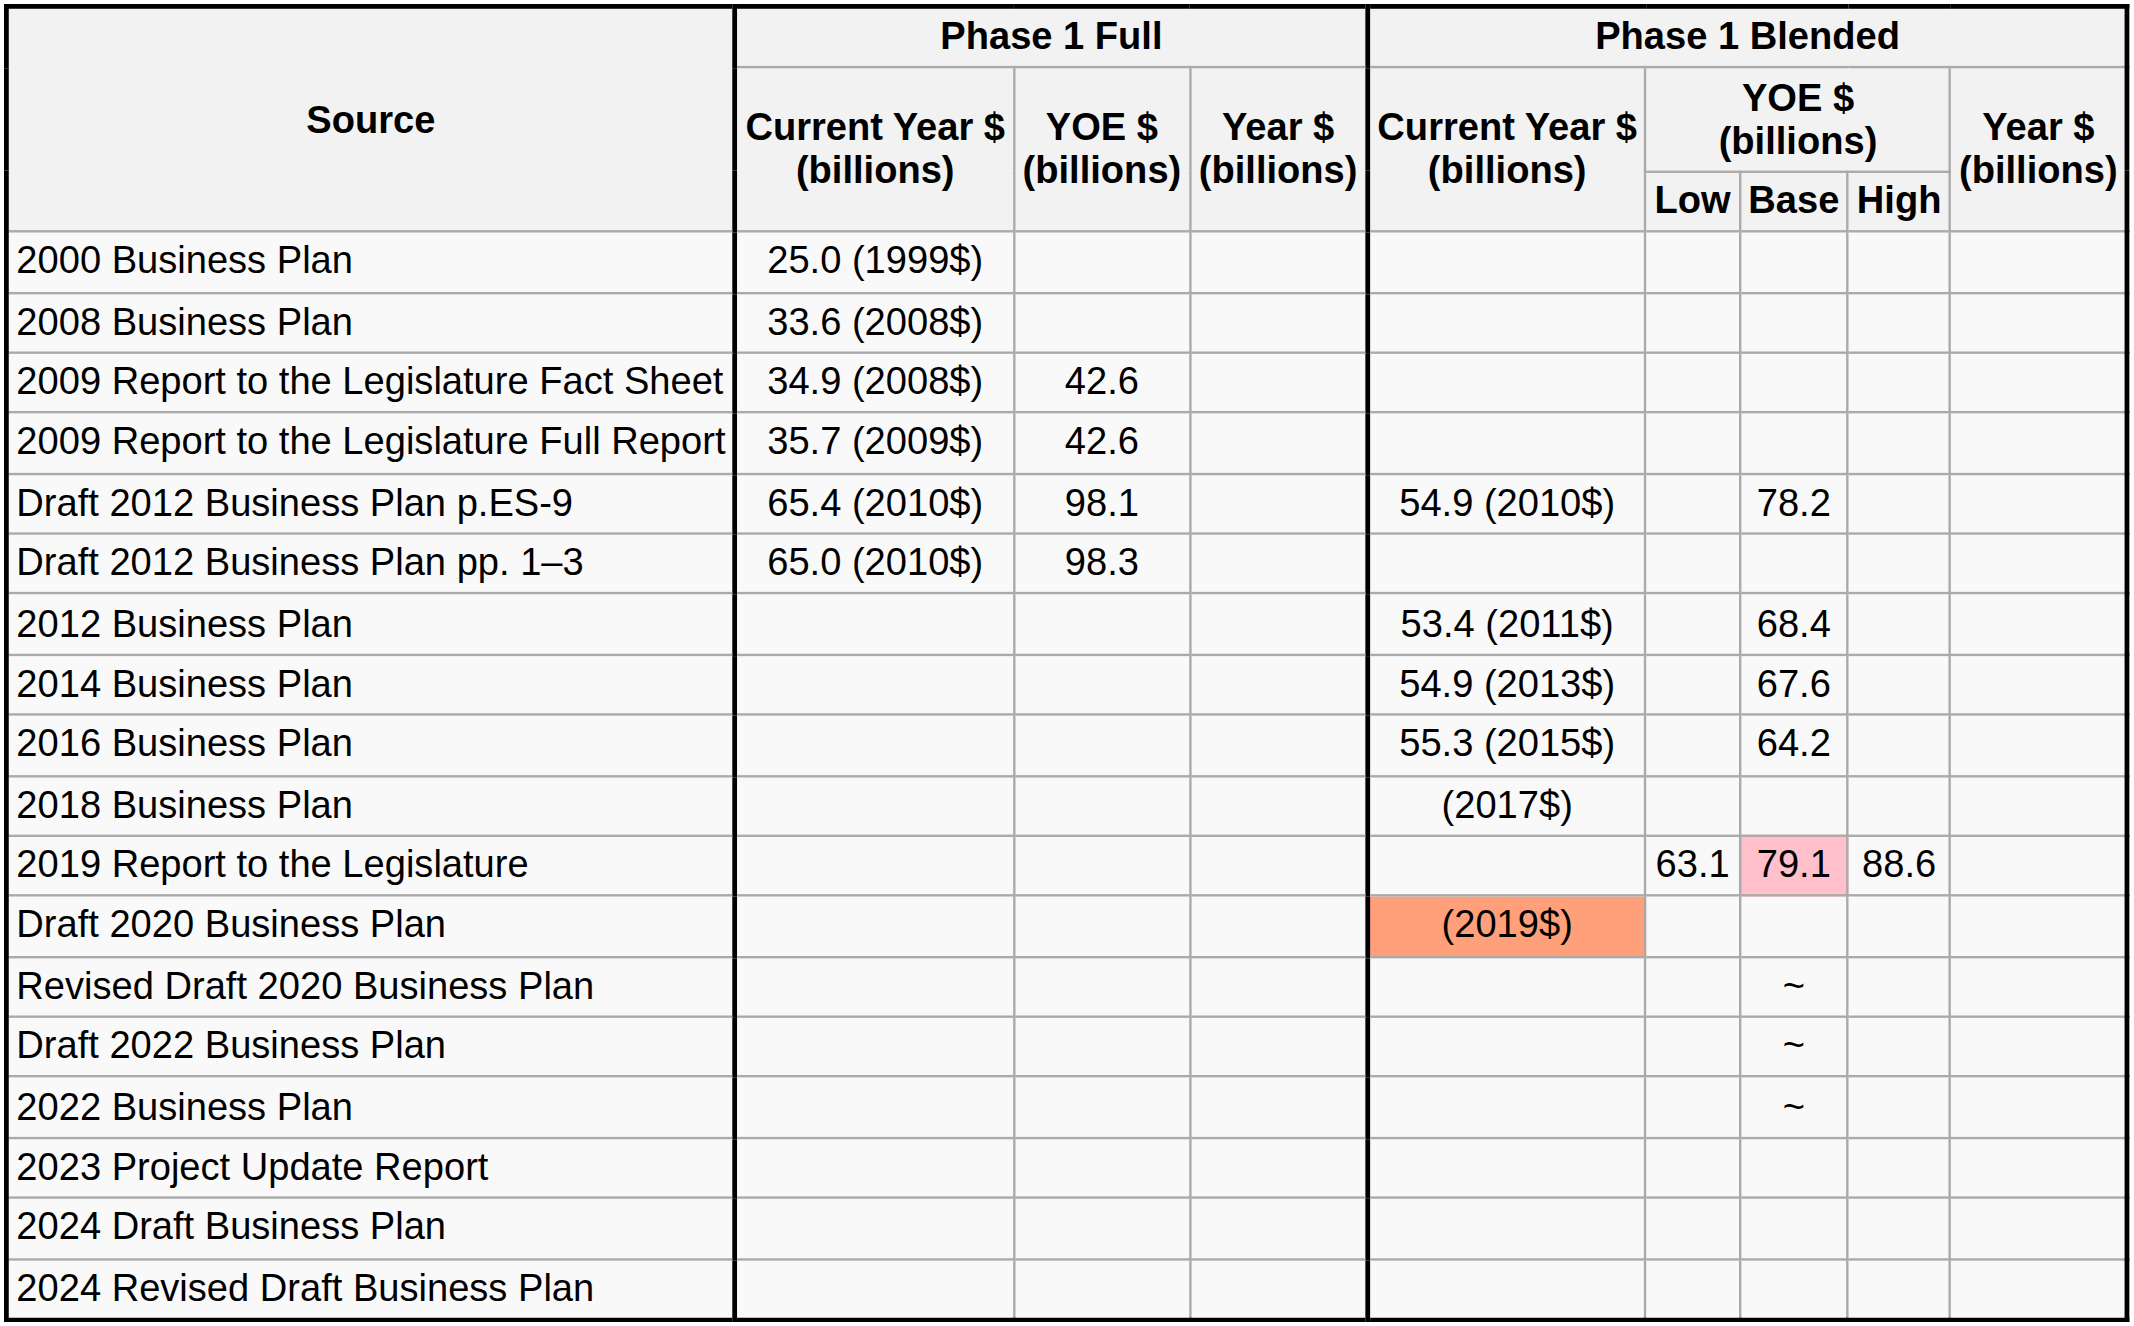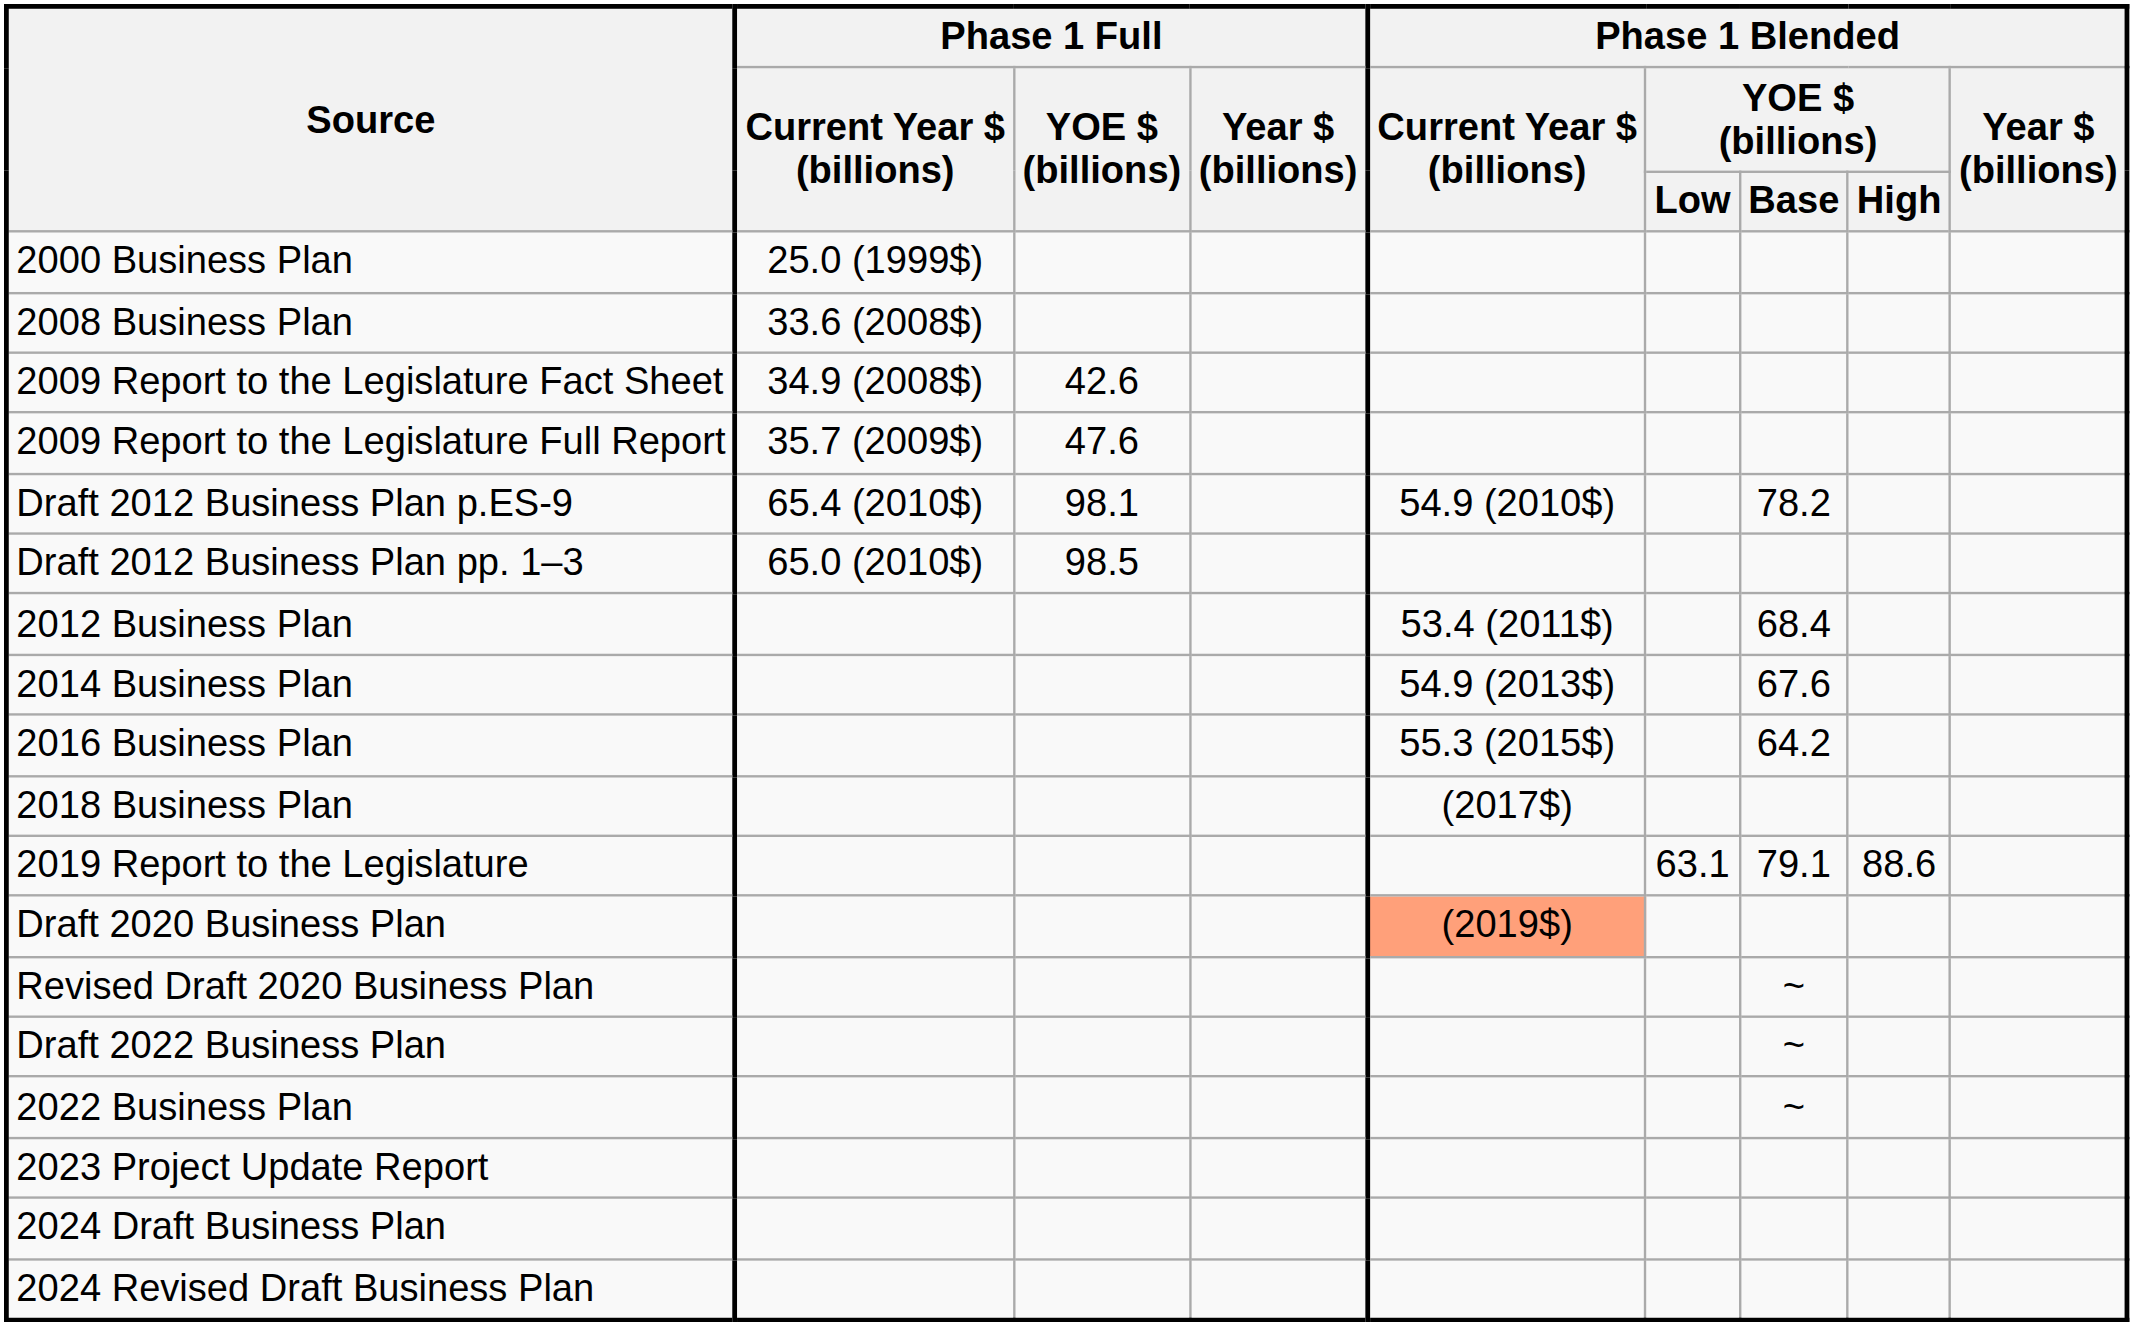(1102, 442) 42.6 -> (1102, 442) 47.6
(1102, 563) 98.3 -> (1102, 563) 98.5
(1794, 865) pink background -> (1794, 865) no background
